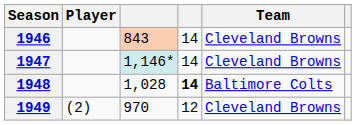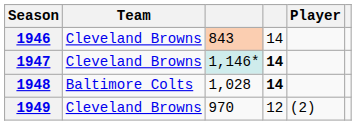columns swapped: (91, 16) <-> (273, 16)
(190, 62) normal -> (275, 62) bold
